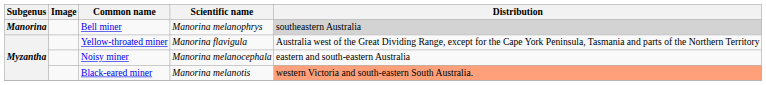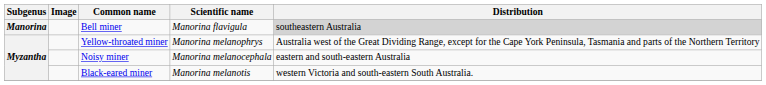(217, 27) Manorina melanophrys -> (210, 27) Manorina flavigula
(210, 42) Manorina flavigula -> (217, 42) Manorina melanophrys
(375, 73) lightsalmon background -> (375, 73) no background
